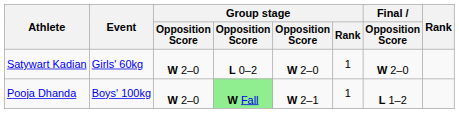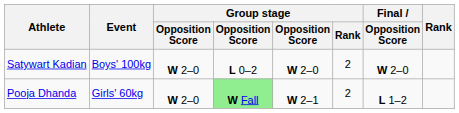(117, 65) Girls' 60kg -> (121, 65) Boys' 100kg
(348, 65) 1 -> (348, 65) 2
(121, 94) Boys' 100kg -> (117, 94) Girls' 60kg
(348, 94) 1 -> (348, 94) 2
